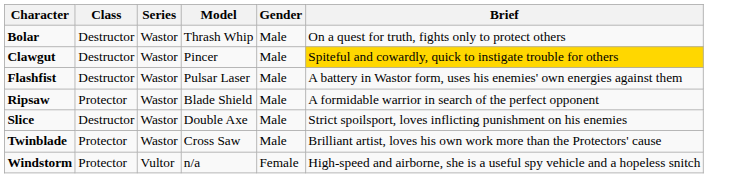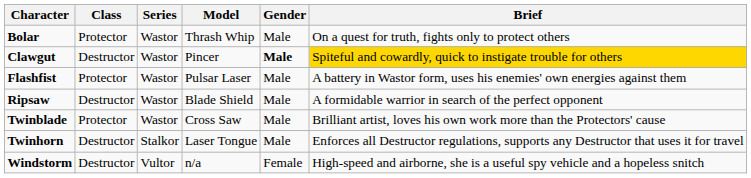(106, 36) Destructor -> (103, 36) Protector
(273, 57) normal -> (278, 57) bold
(106, 78) Destructor -> (103, 78) Protector
(103, 99) Protector -> (106, 99) Destructor
- row: (21, 120)
+ row: (35, 141)
(103, 162) Protector -> (106, 162) Destructor
